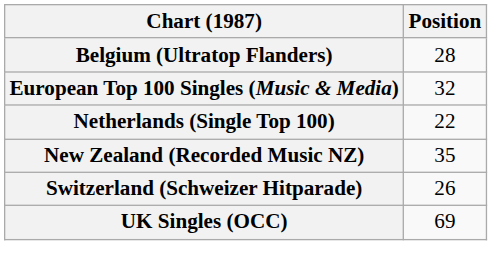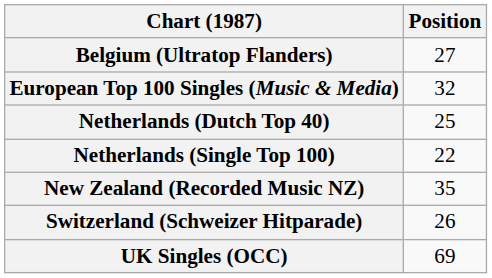(445, 54) 28 -> (445, 54) 27
+ row: (204, 121)
